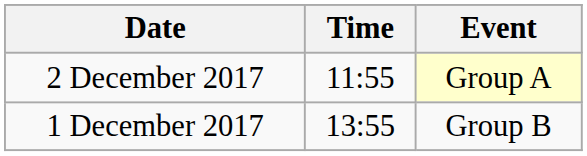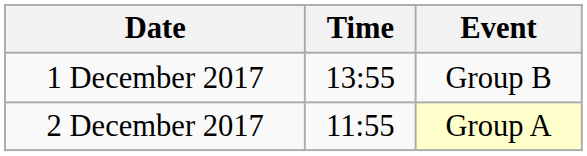rows swapped: (155, 125) <-> (155, 77)
